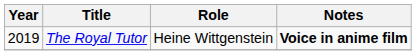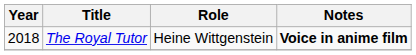(24, 38) 2019 -> (24, 38) 2018
